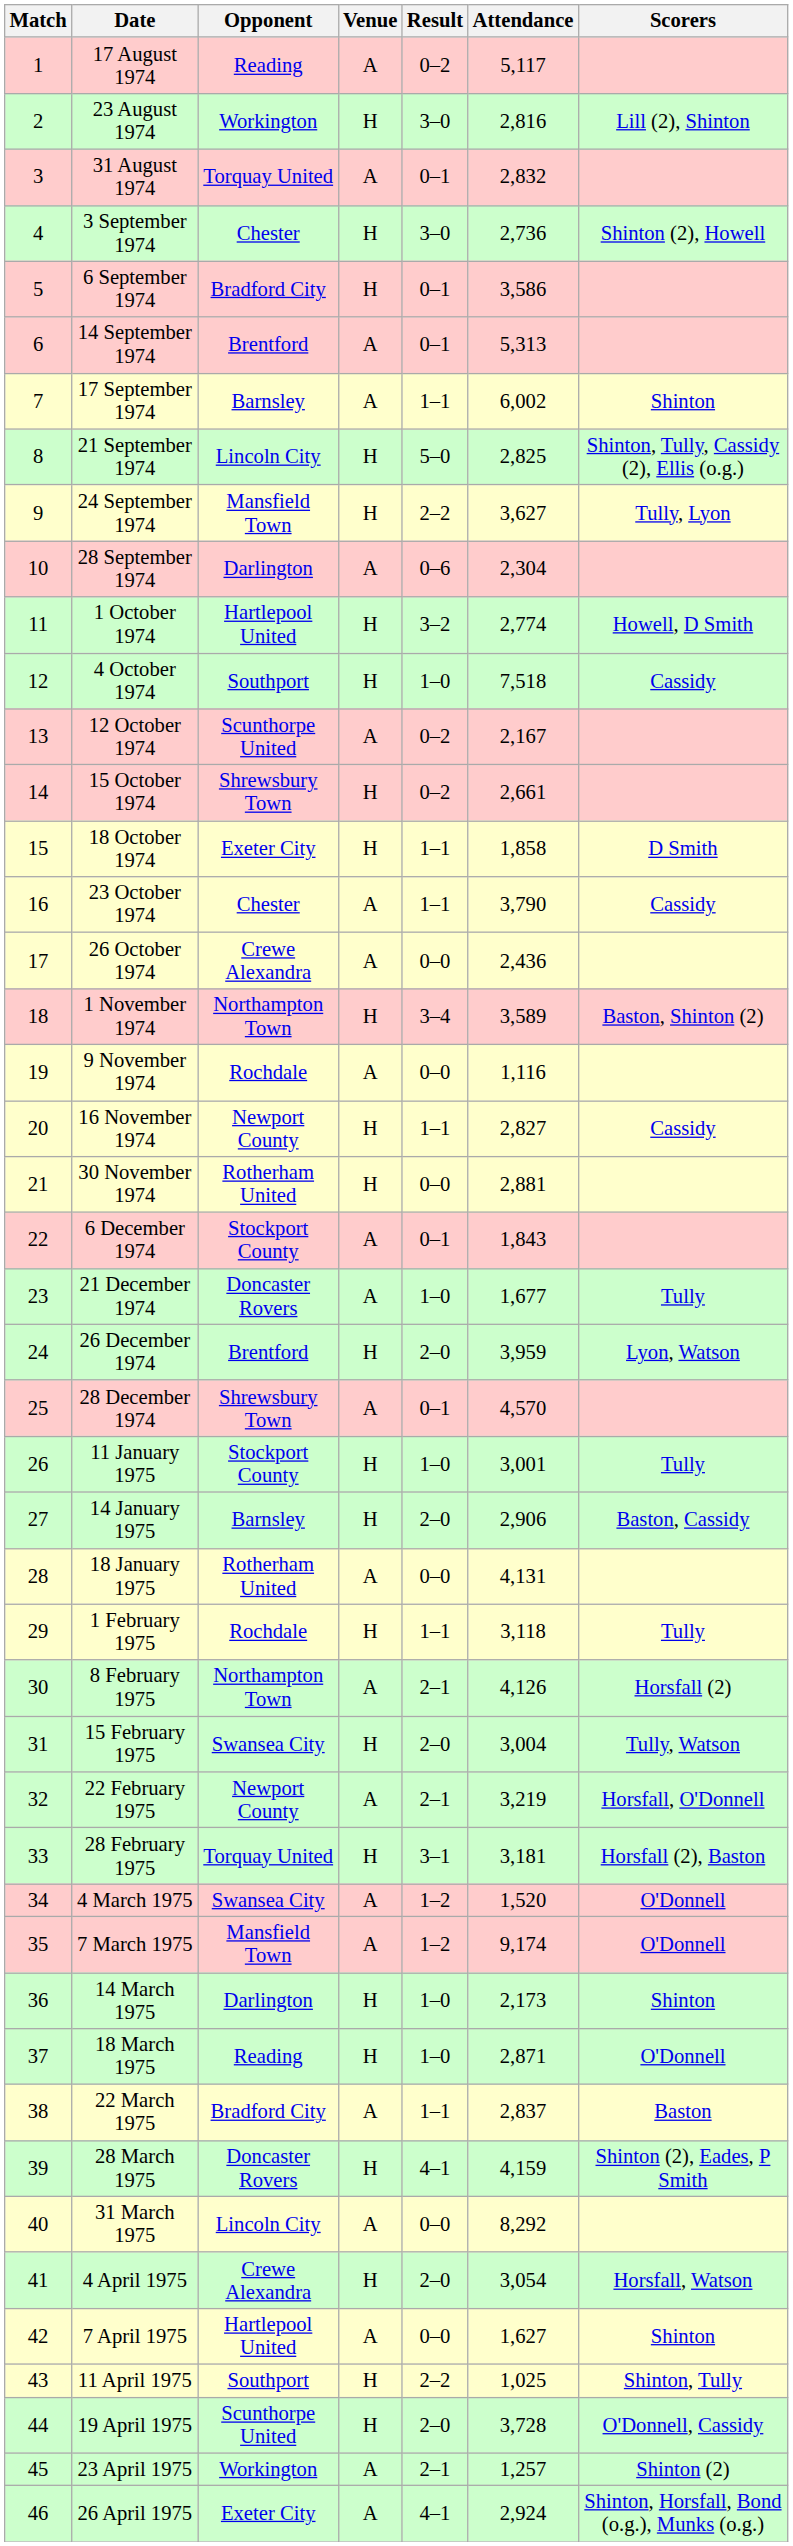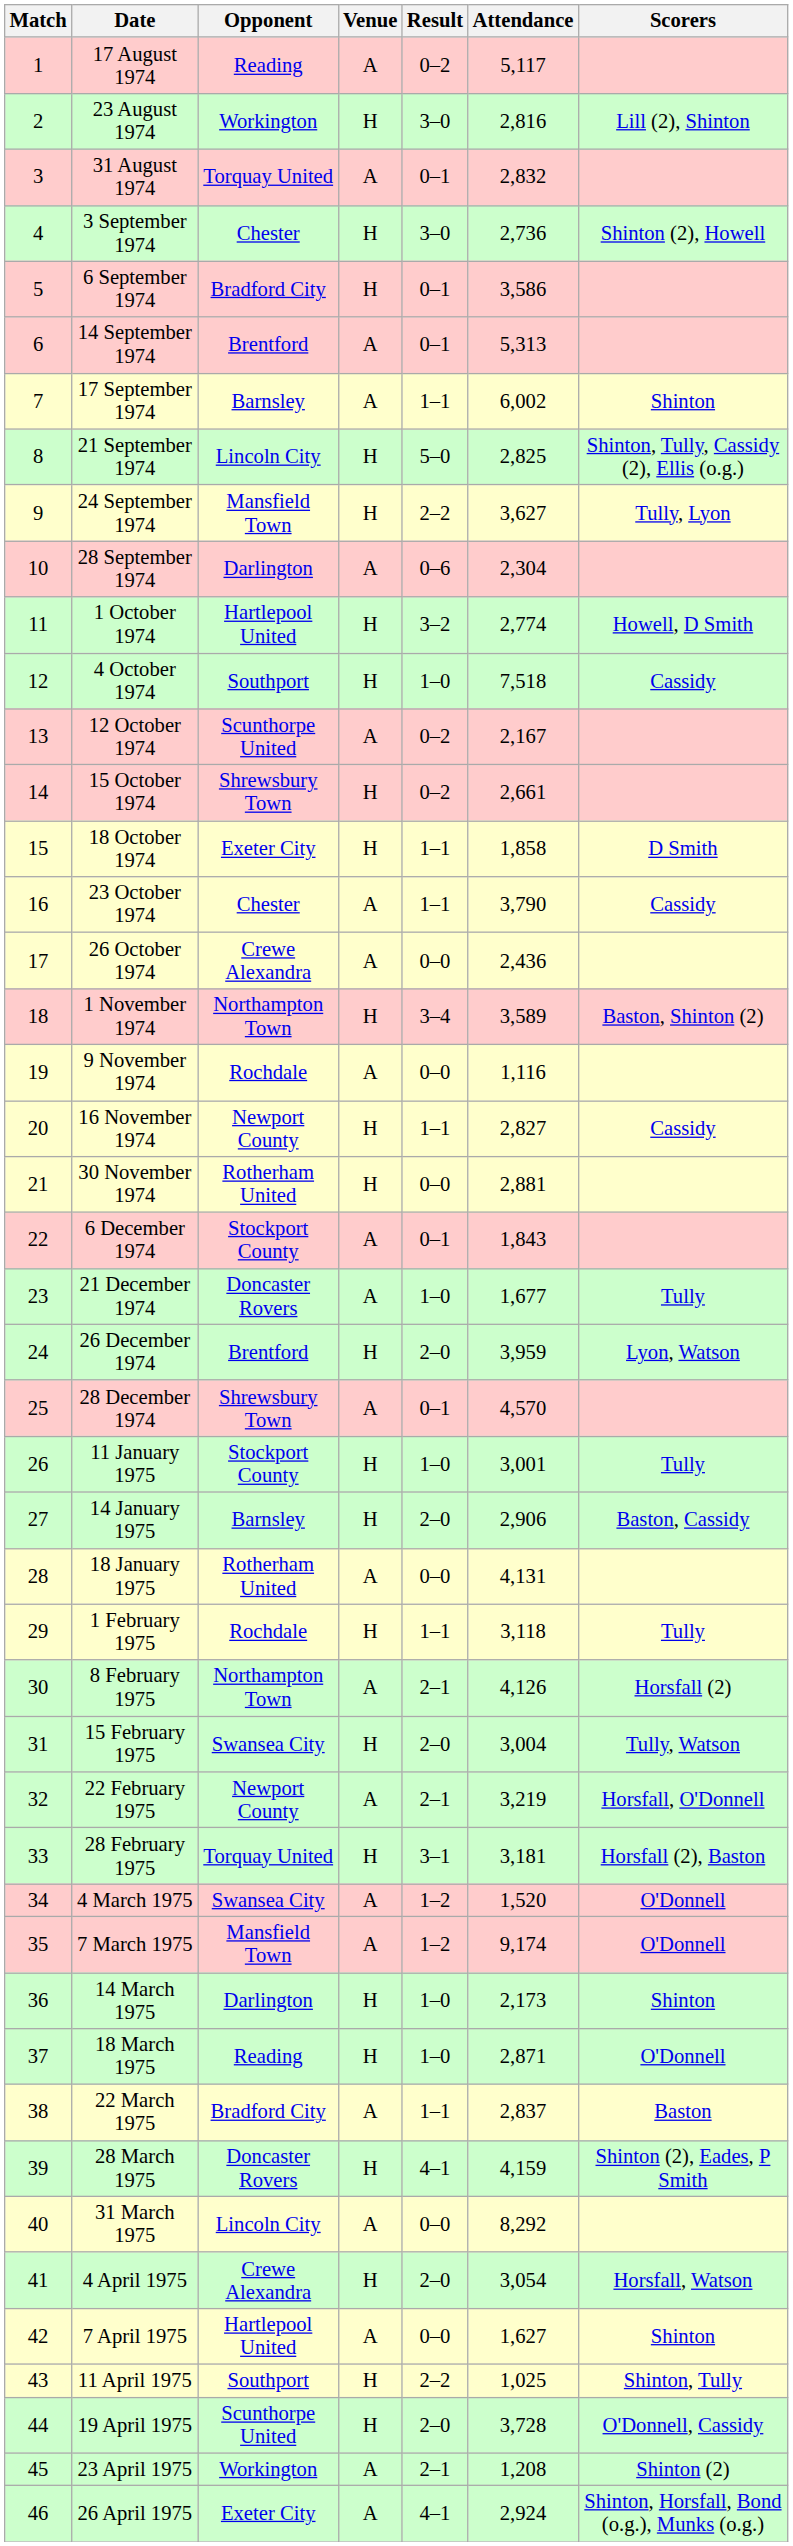(523, 2469) 1,257 -> (523, 2469) 1,208
